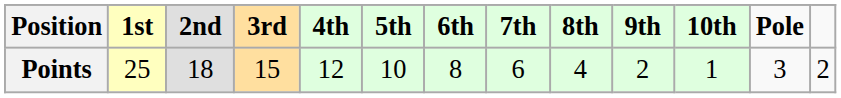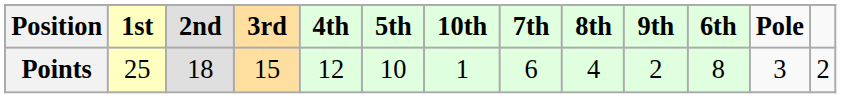columns swapped: (456, 25) <-> (712, 25)
